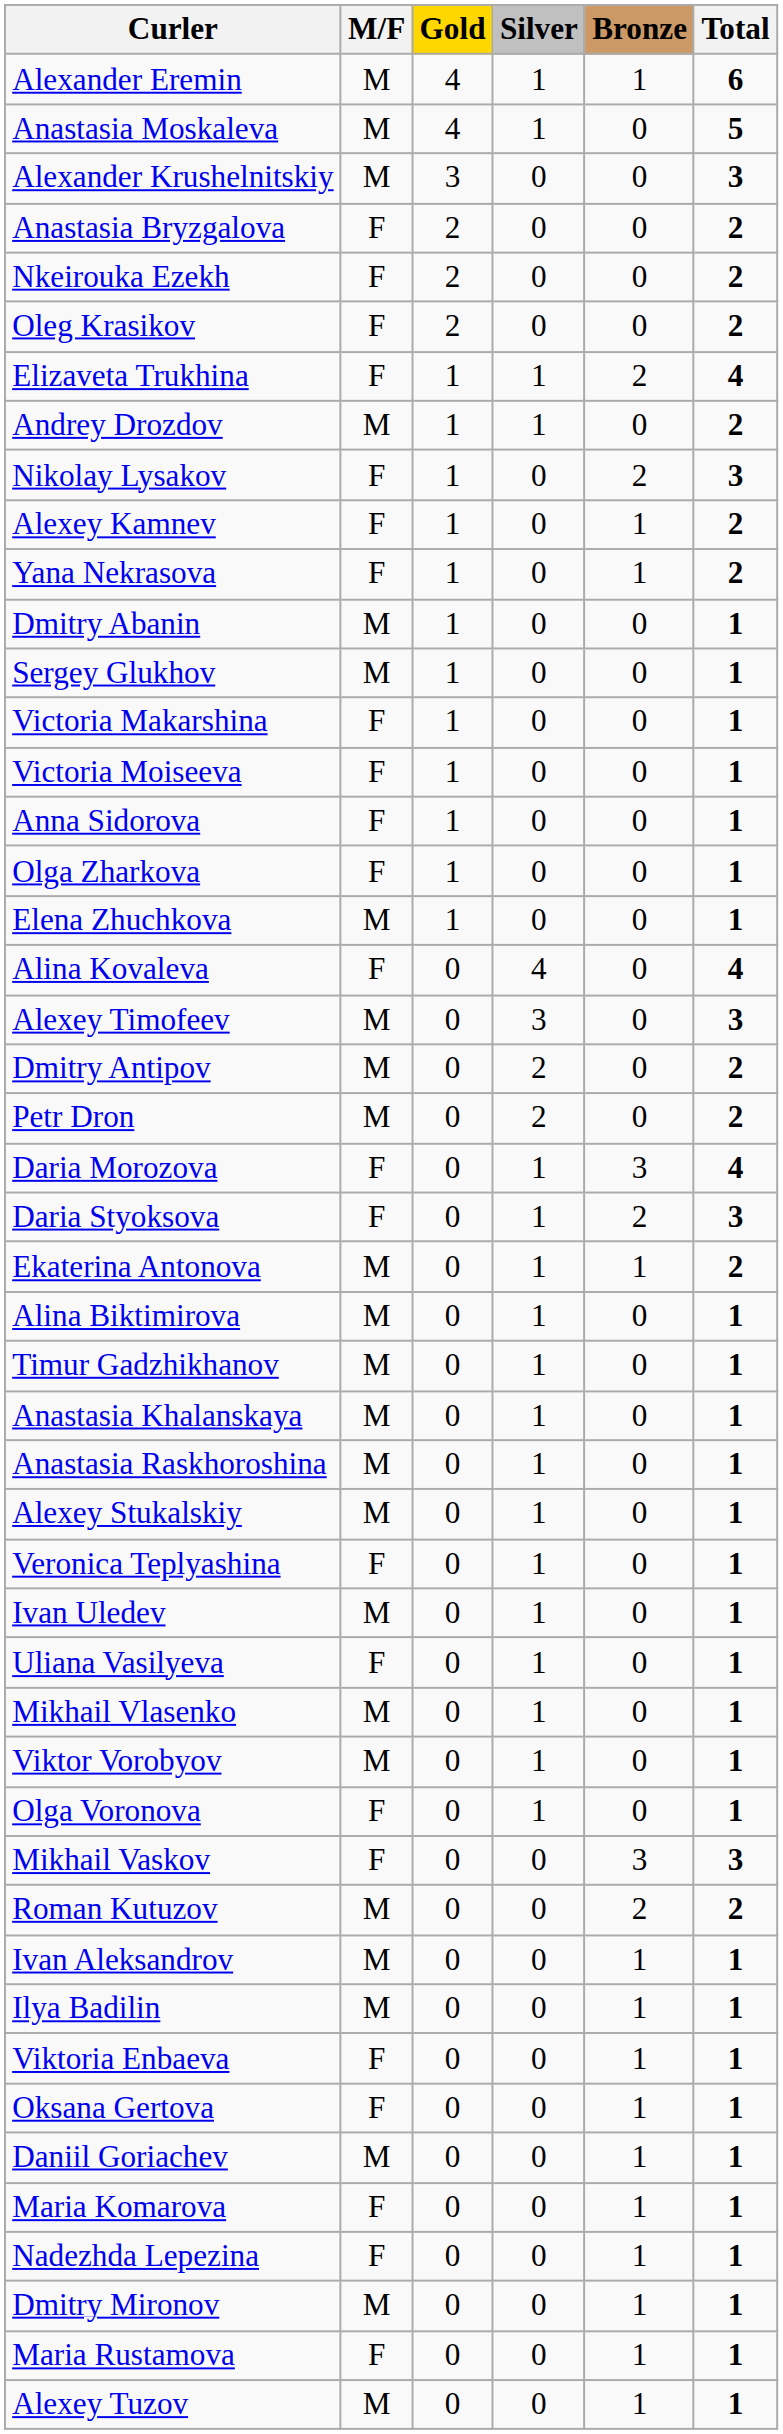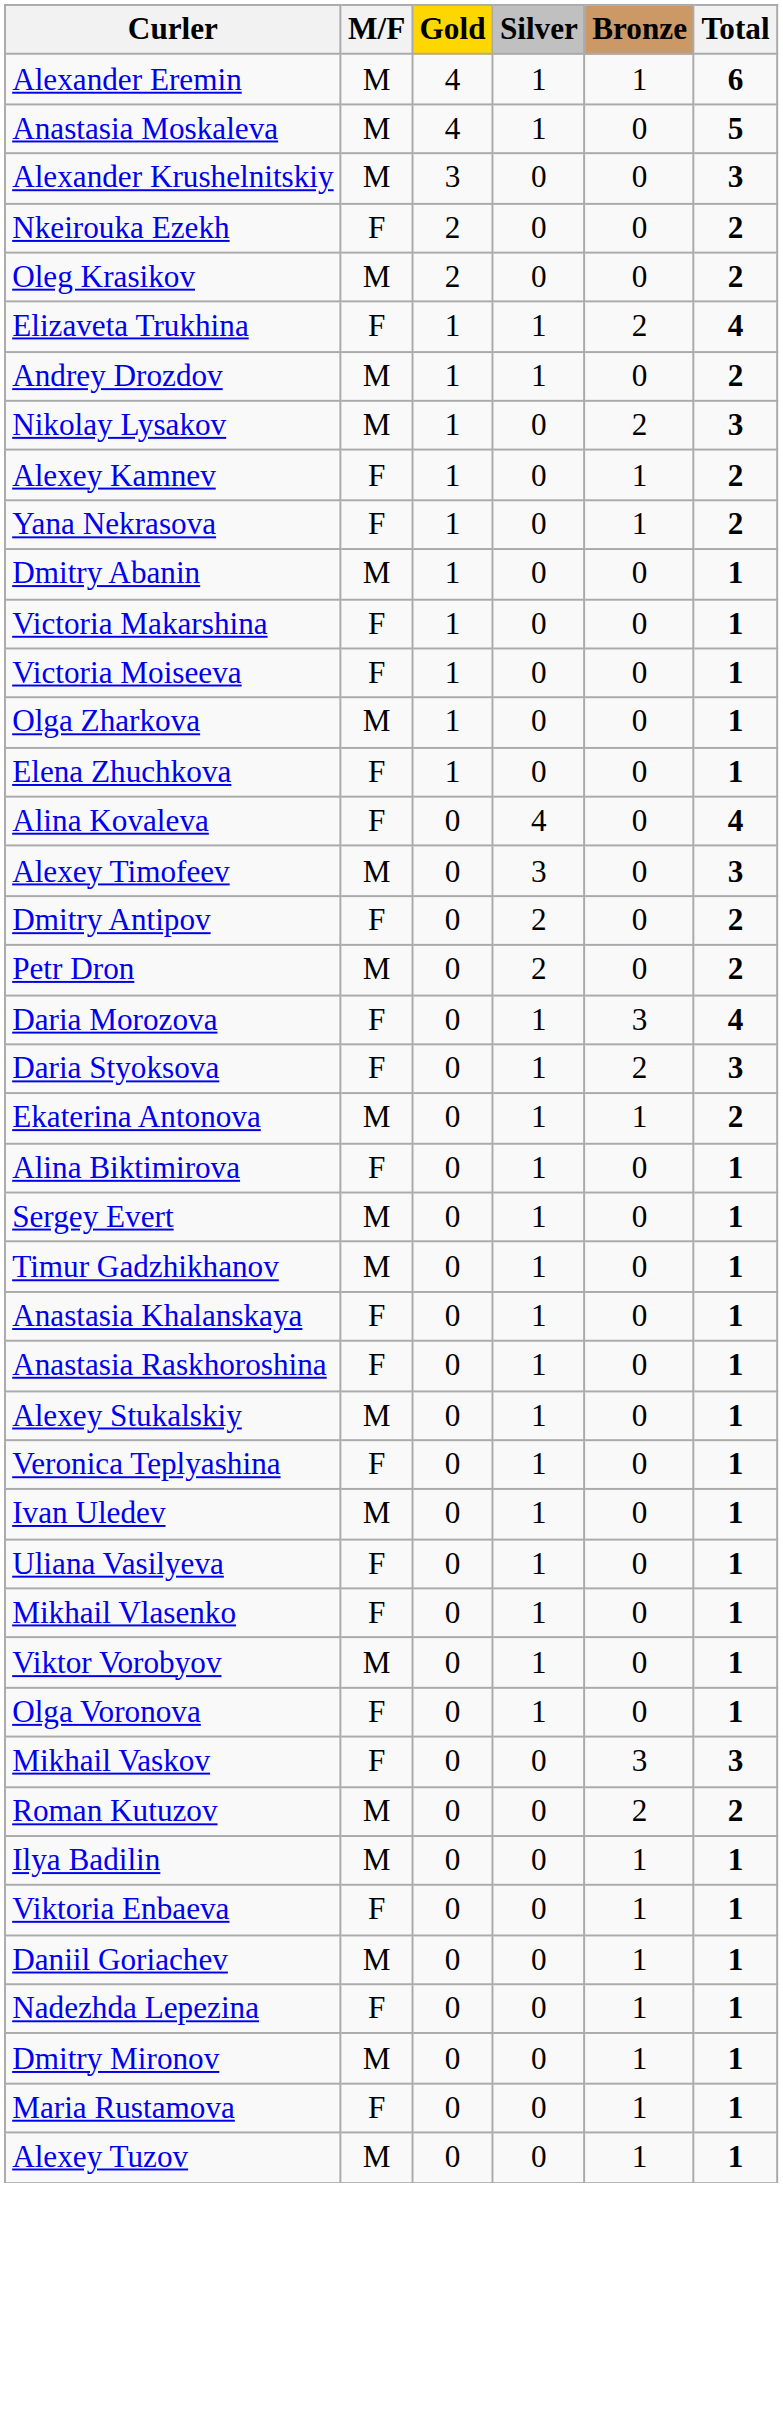- row: (149, 227)
(377, 326) F -> (377, 276) M
(377, 474) F -> (377, 425) M
- row: (114, 672)
- row: (106, 820)
(377, 870) F -> (377, 721) M
(377, 919) M -> (377, 771) F
(377, 1068) M -> (377, 919) F
(377, 1315) M -> (377, 1167) F
+ row: (93, 1216)
(377, 1414) M -> (377, 1315) F
(377, 1464) M -> (377, 1365) F
(377, 1711) M -> (377, 1612) F
- row: (123, 1959)
- row: (113, 2107)
- row: (119, 2206)
